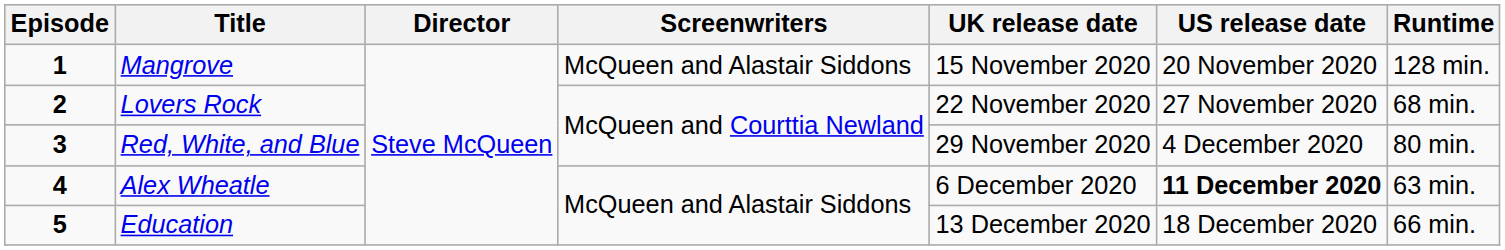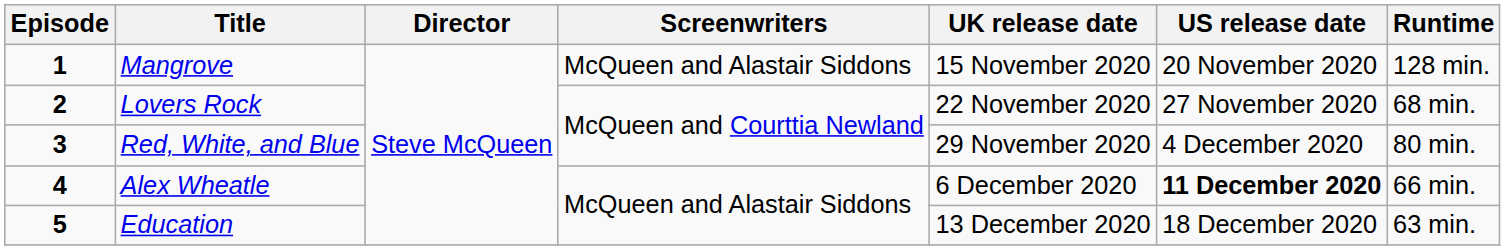(1435, 184) 63 min. -> (1435, 184) 66 min.
(1435, 225) 66 min. -> (1435, 225) 63 min.
